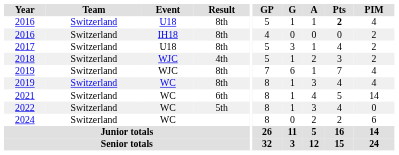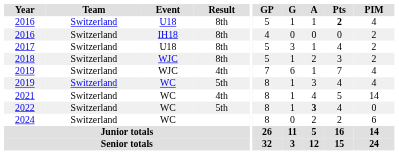(222, 59) 4th -> (222, 59) 8th
(222, 71) 8th -> (222, 71) 4th
(222, 83) 8th -> (222, 83) 5th
(222, 95) 6th -> (222, 95) 4th
(314, 107) normal -> (314, 107) bold
